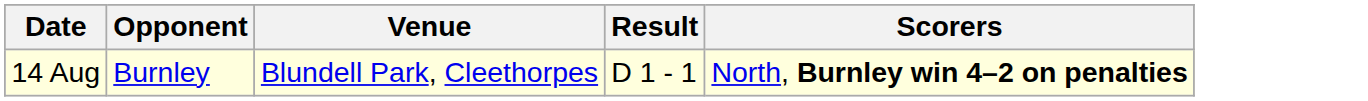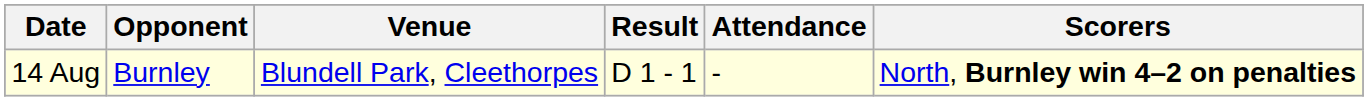+ column: (789, 27)
